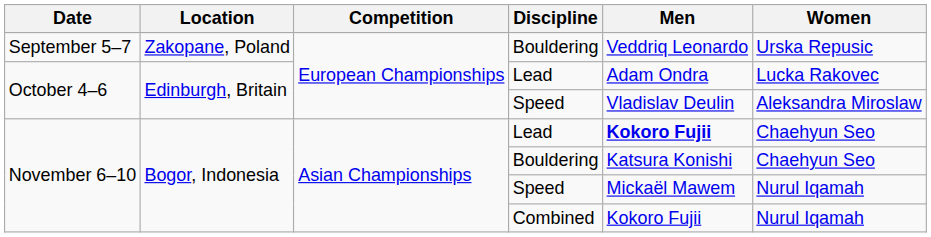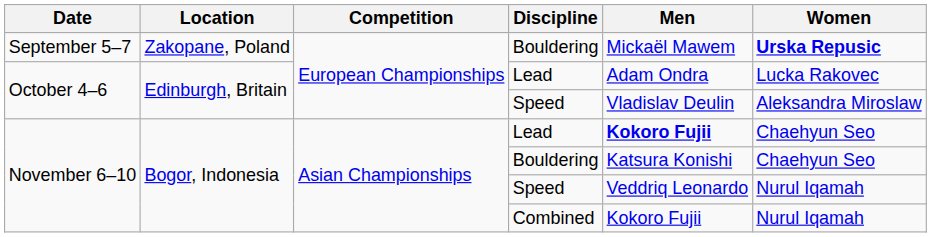(677, 47) Veddriq Leonardo -> (671, 47) Mickaël Mawem
(815, 47) normal -> (819, 47) bold
(671, 189) Mickaël Mawem -> (677, 189) Veddriq Leonardo
